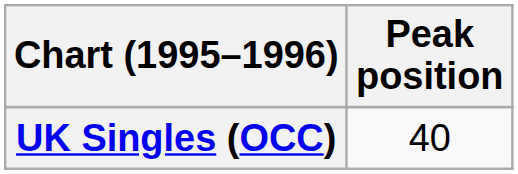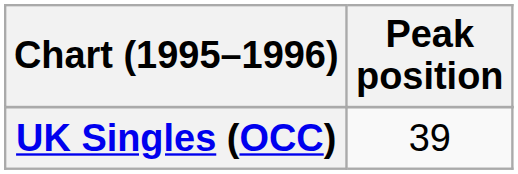(430, 137) 40 -> (430, 137) 39
